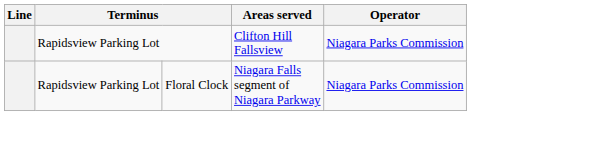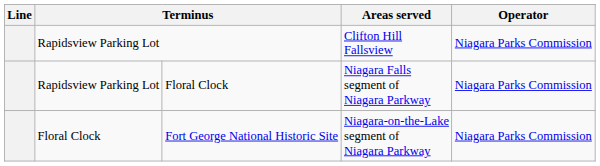+ row: (252, 136)
